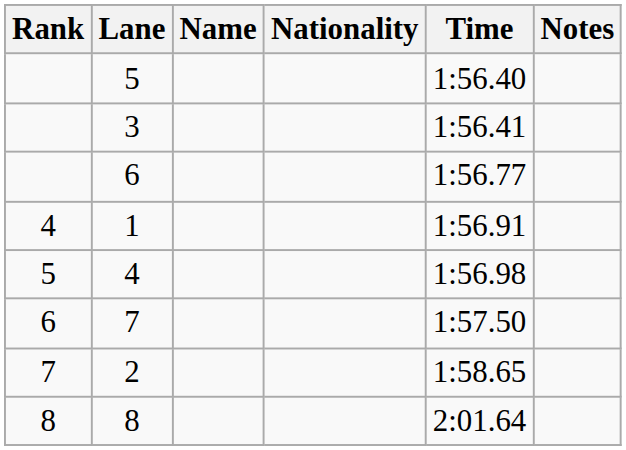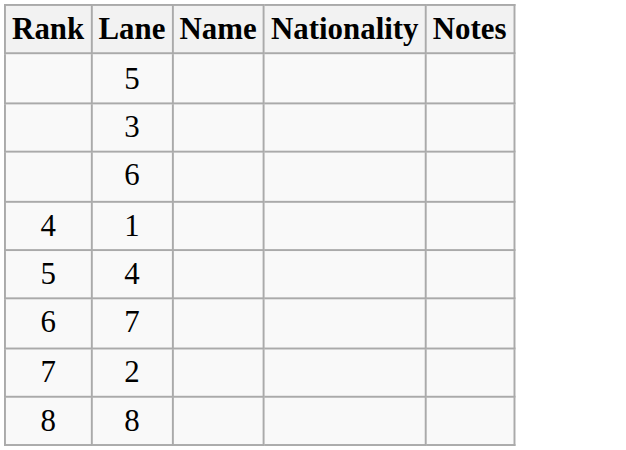- column: (480, 28)
